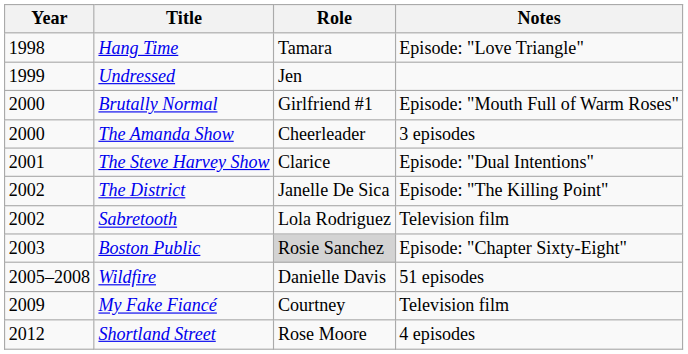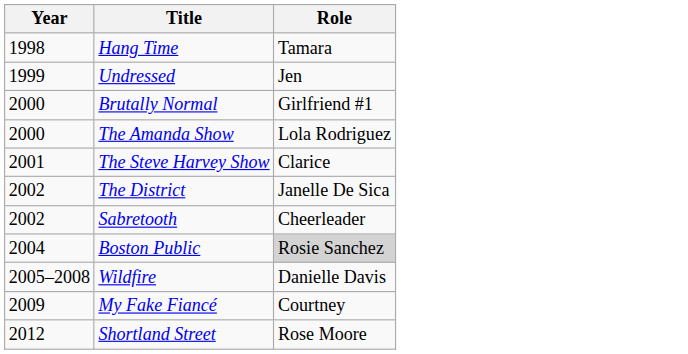- column: (539, 18)
(322, 133) Cheerleader -> (334, 133) Lola Rodriguez
(334, 219) Lola Rodriguez -> (322, 219) Cheerleader
(27, 248) 2003 -> (27, 248) 2004
